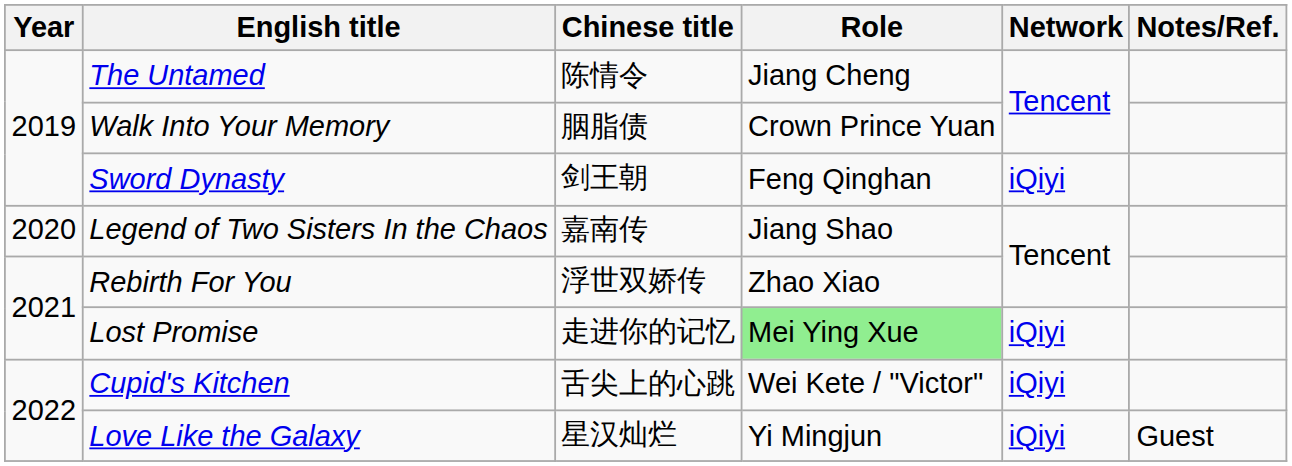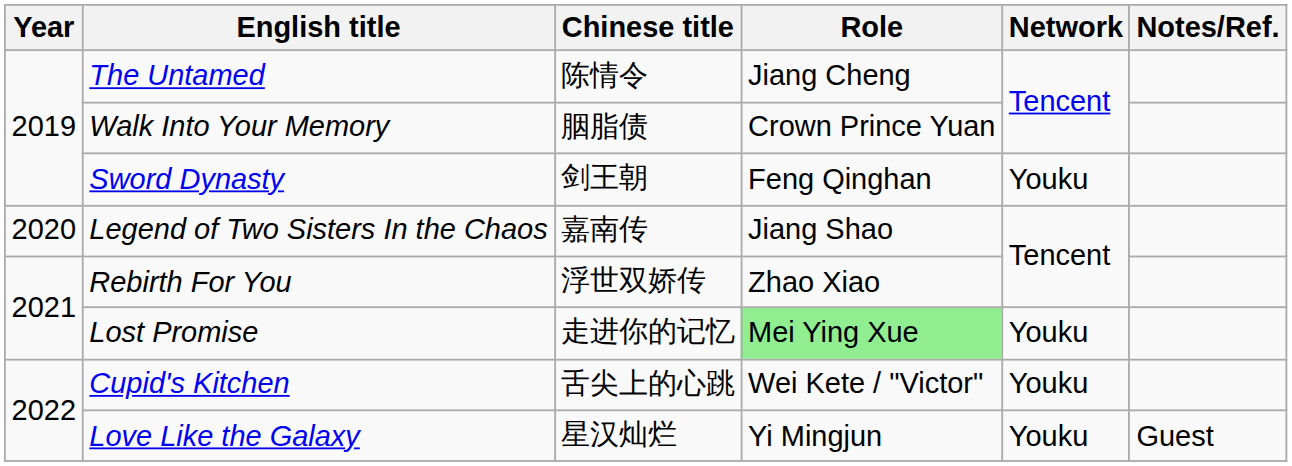(1037, 178) iQiyi -> (1049, 178) Youku
(1037, 332) iQiyi -> (1049, 332) Youku
(1037, 384) iQiyi -> (1049, 384) Youku
(1037, 435) iQiyi -> (1049, 435) Youku
